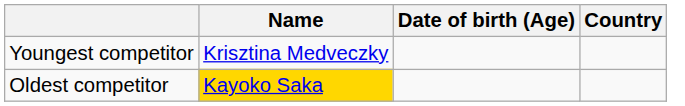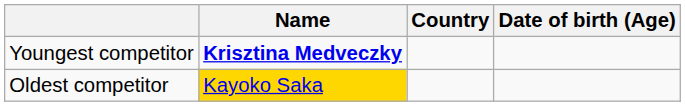columns swapped: (623, 20) <-> (486, 20)
(296, 52) normal -> (303, 52) bold
